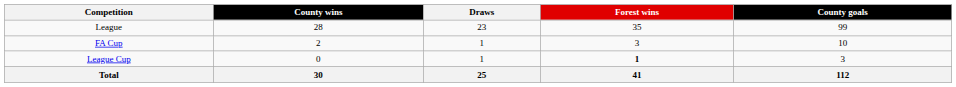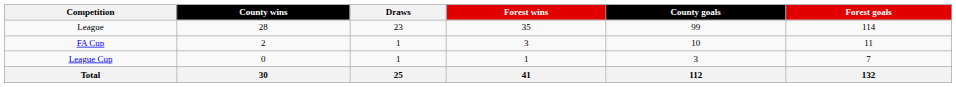+ column: (869, 12)
(637, 59) bold -> (526, 59) normal
